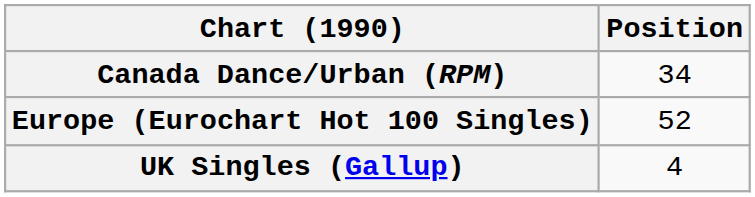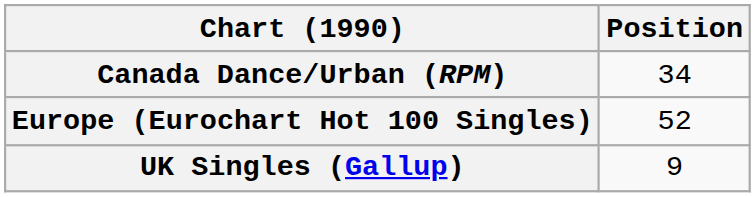(675, 167) 4 -> (675, 167) 9
